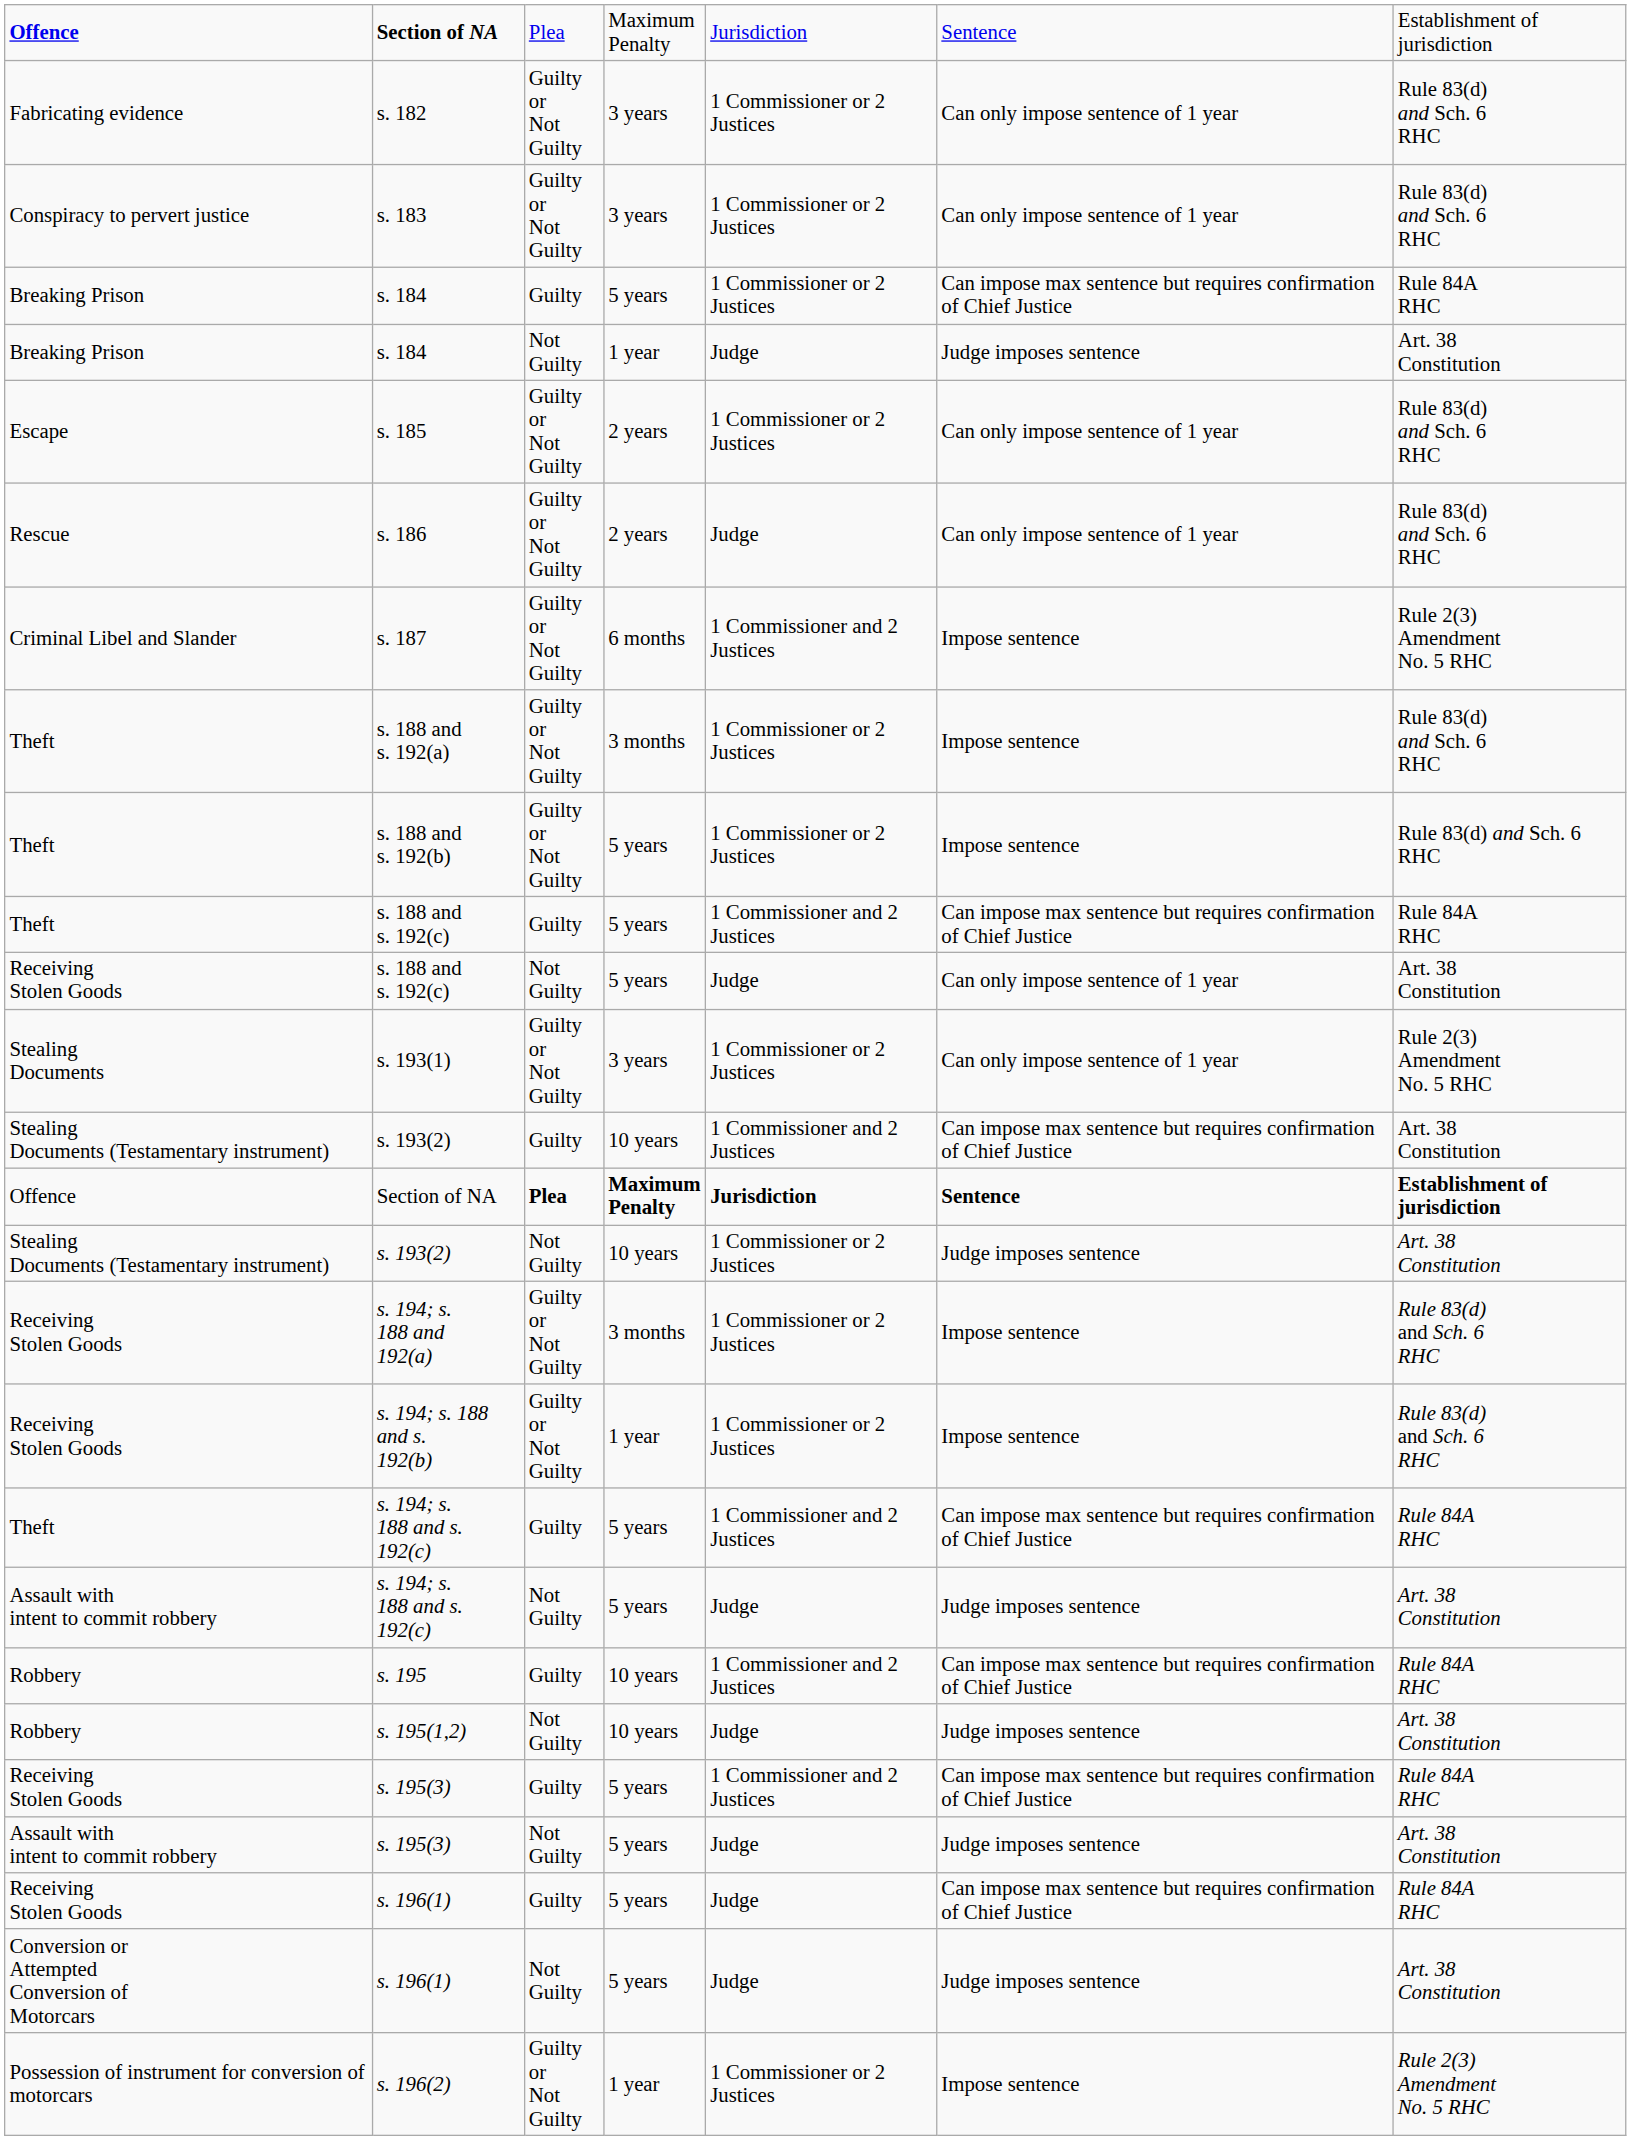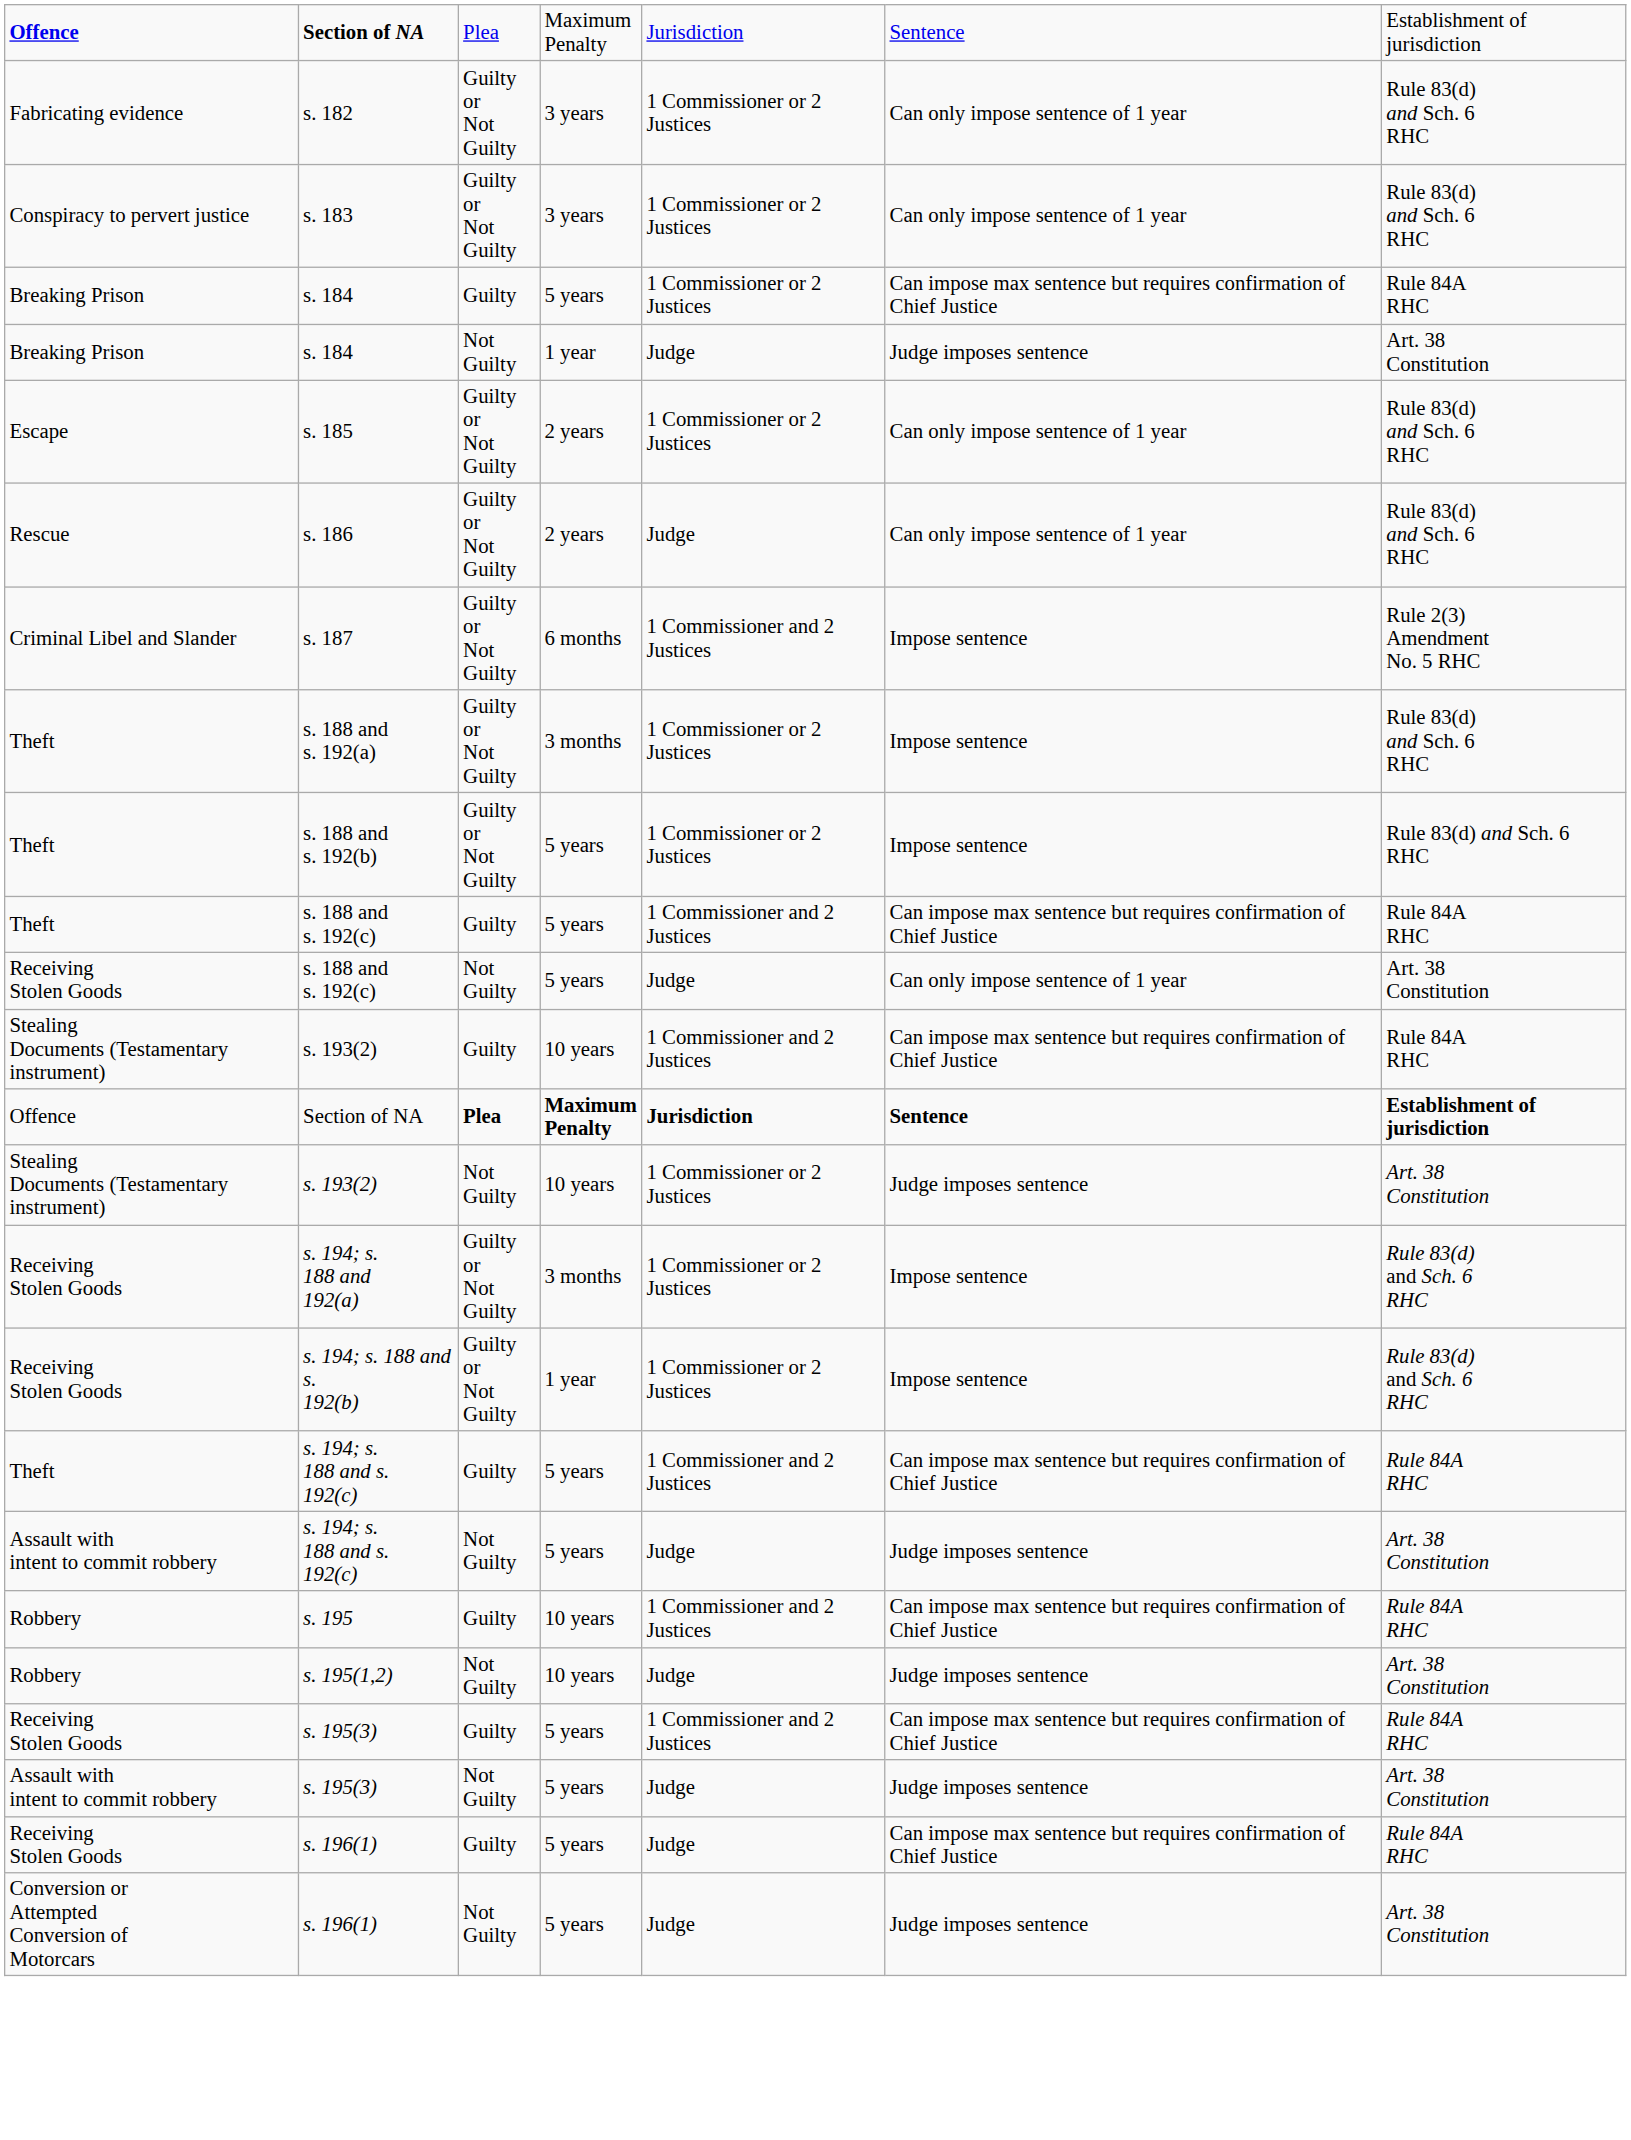- row: (414, 1060)
(1449, 1140) Art. 38 Constitution -> (1426, 1048) Rule 84A RHC
- row: (414, 2083)
